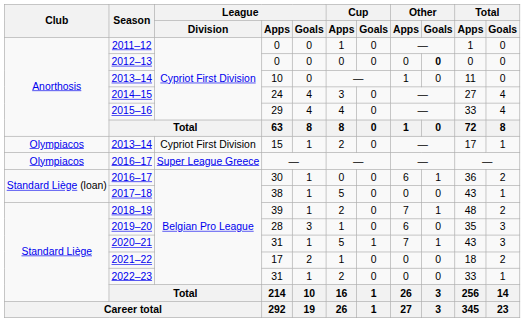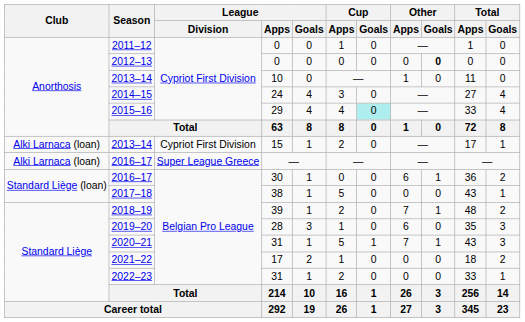(374, 111) no background -> (374, 111) paleturquoise background
(57, 144) Olympiacos -> (57, 144) Alki Larnaca (loan)
(57, 161) Olympiacos -> (57, 161) Alki Larnaca (loan)
